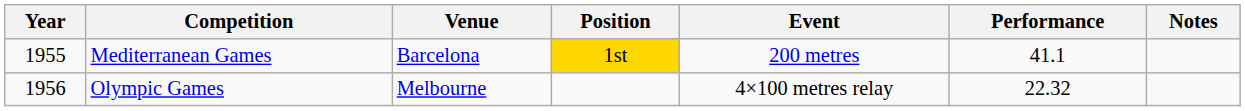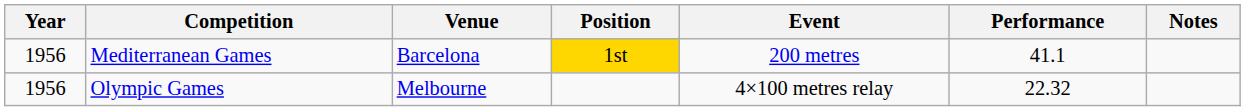(45, 55) 1955 -> (45, 55) 1956
